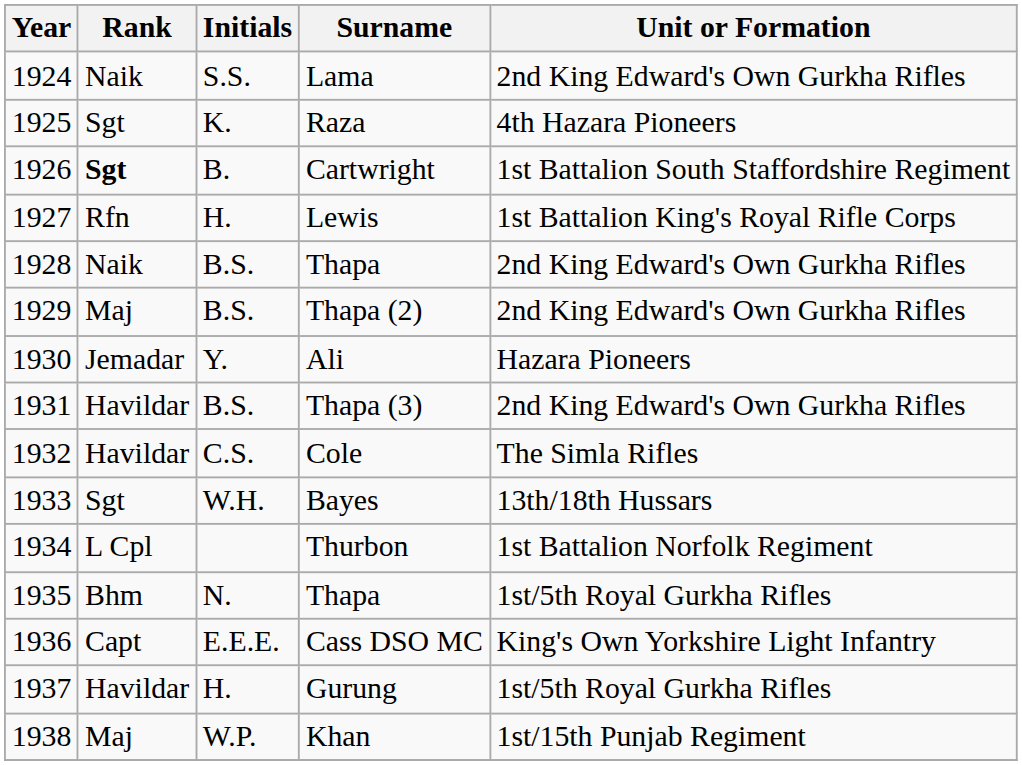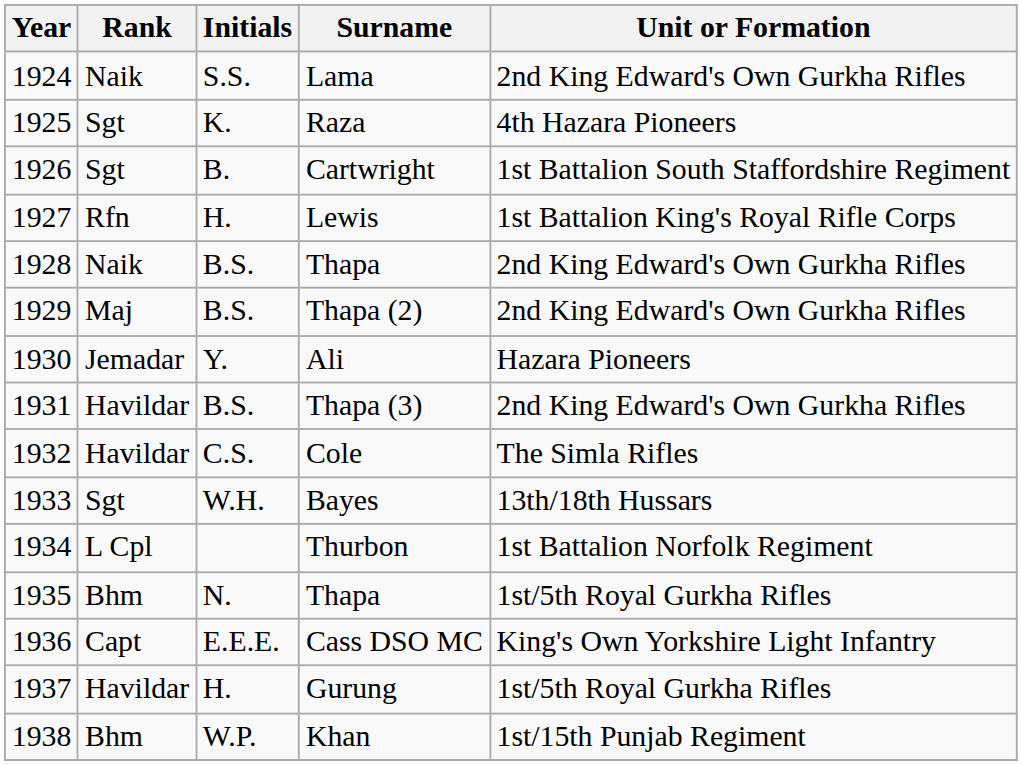(106, 169) bold -> (105, 169) normal
(109, 736) Maj -> (114, 736) Bhm
